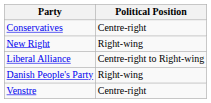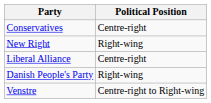(151, 59) Centre-right to Right-wing -> (122, 59) Centre-right
(122, 91) Centre-right -> (151, 91) Centre-right to Right-wing
